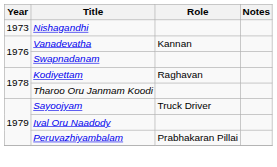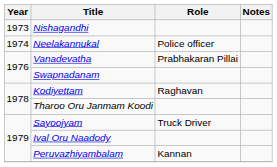+ row: (66, 43)
(175, 43) Kannan -> (198, 59) Prabhakaran Pillai
(198, 138) Prabhakaran Pillai -> (175, 153) Kannan
